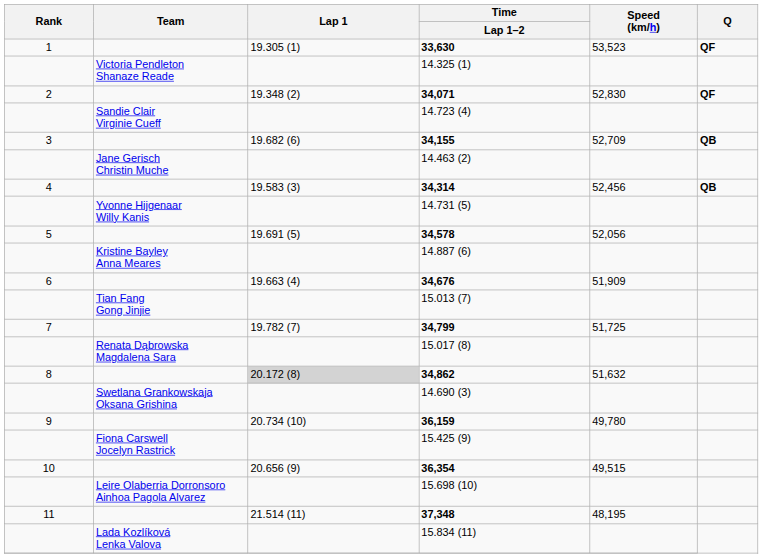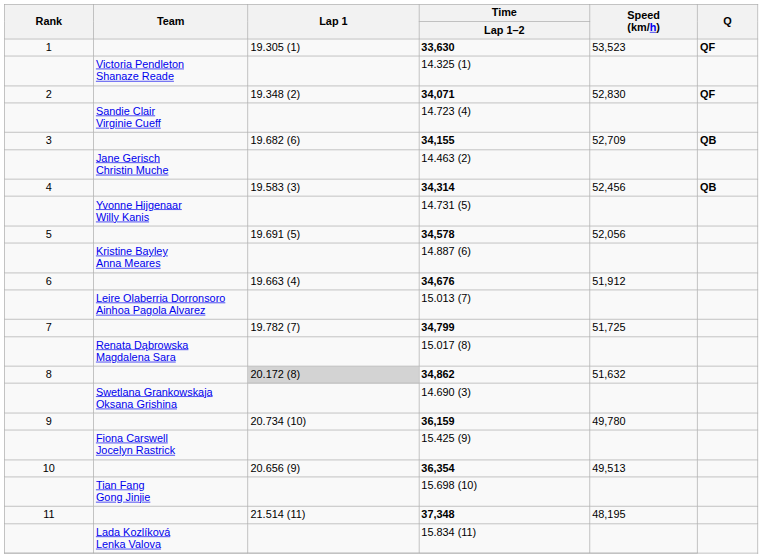(609, 281) 51,909 -> (609, 281) 51,912
(123, 304) Tian Fang Gong Jinjie -> (161, 304) Leire Olaberria Dorronsoro Ainhoa Pagola Alvarez
(609, 468) 49,515 -> (609, 468) 49,513
(161, 491) Leire Olaberria Dorronsoro Ainhoa Pagola Alvarez -> (123, 491) Tian Fang Gong Jinjie
